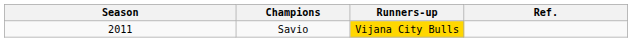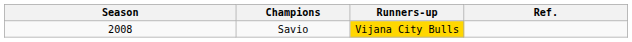(120, 29) 2011 -> (120, 29) 2008
